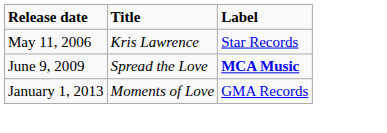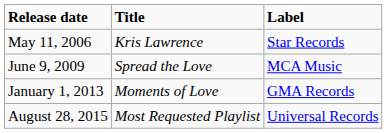(260, 66) bold -> (305, 66) normal
+ row: (58, 116)
